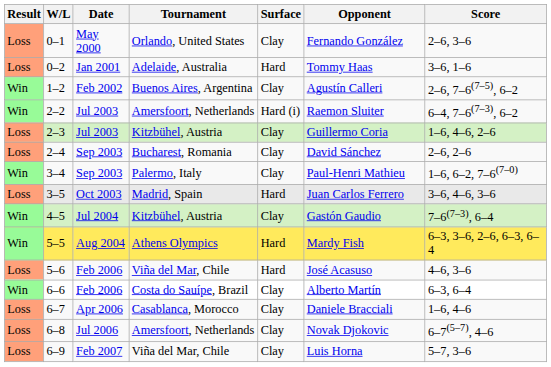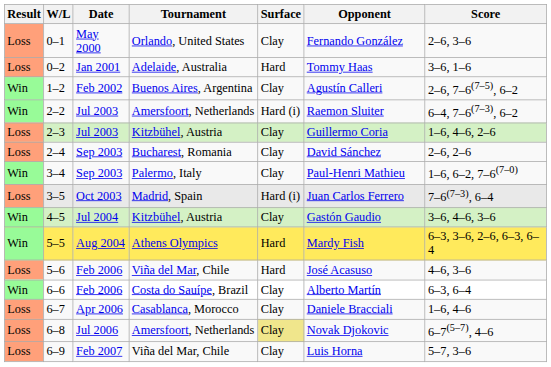(273, 194) Hard -> (280, 196) Hard (i)
(462, 194) 3–6, 4–6, 3–6 -> (461, 196) 7–6(7–3), 6–4
(461, 215) 7–6(7–3), 6–4 -> (462, 217) 3–6, 4–6, 3–6
(272, 330) no background -> (272, 330) khaki background
